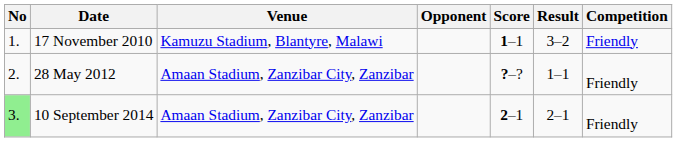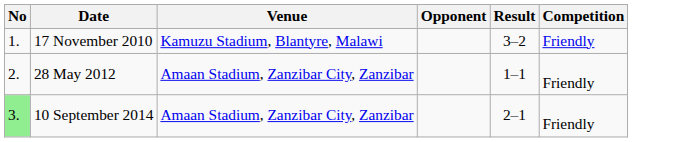- column: (512, 16)
